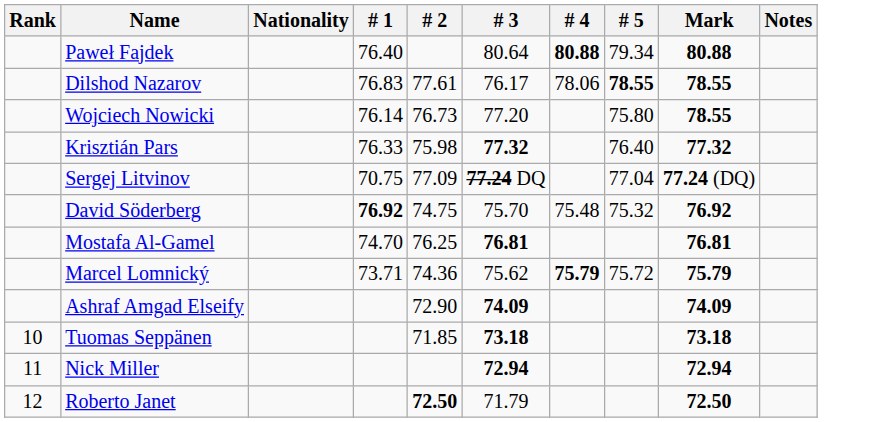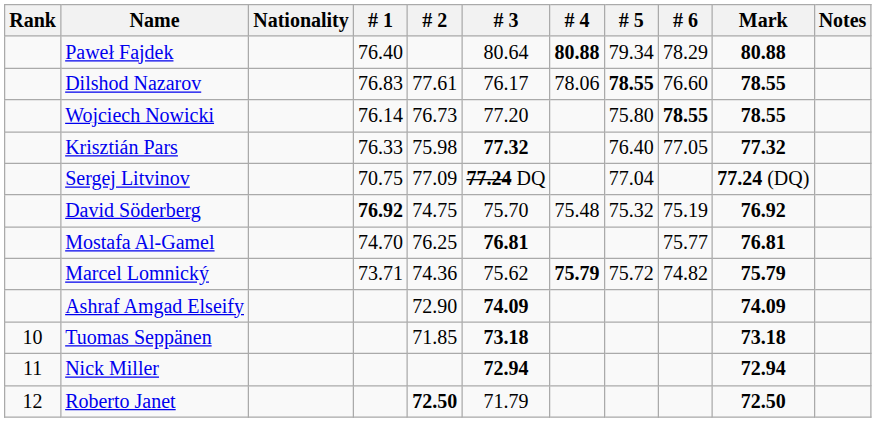+ column: (685, 20)
